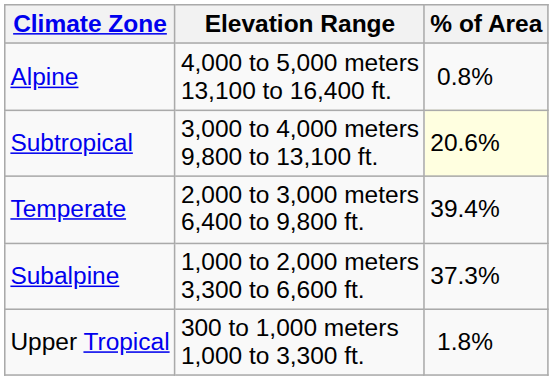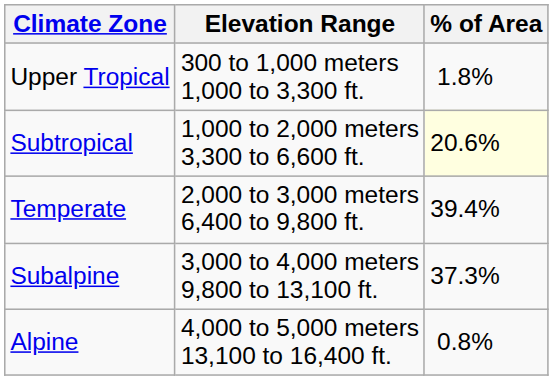rows swapped: (90, 341) <-> (44, 76)
(300, 142) 3,000 to 4,000 meters 9,800 to 13,100 ft. -> (300, 142) 1,000 to 2,000 meters 3,300 to 6,600 ft.
(300, 275) 1,000 to 2,000 meters 3,300 to 6,600 ft. -> (300, 275) 3,000 to 4,000 meters 9,800 to 13,100 ft.
